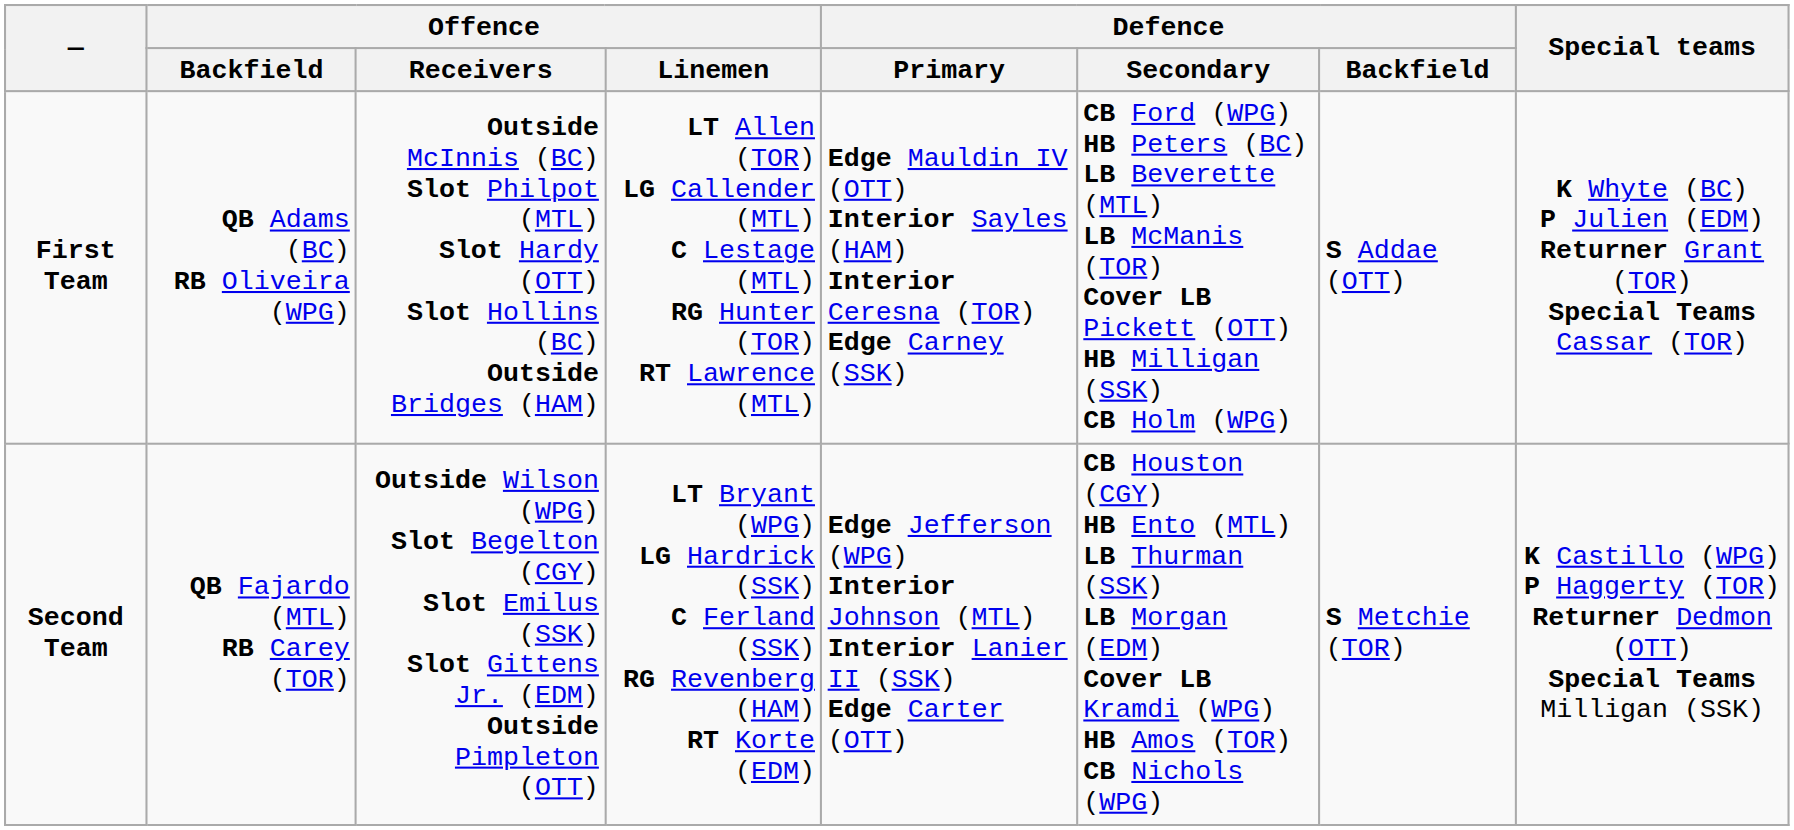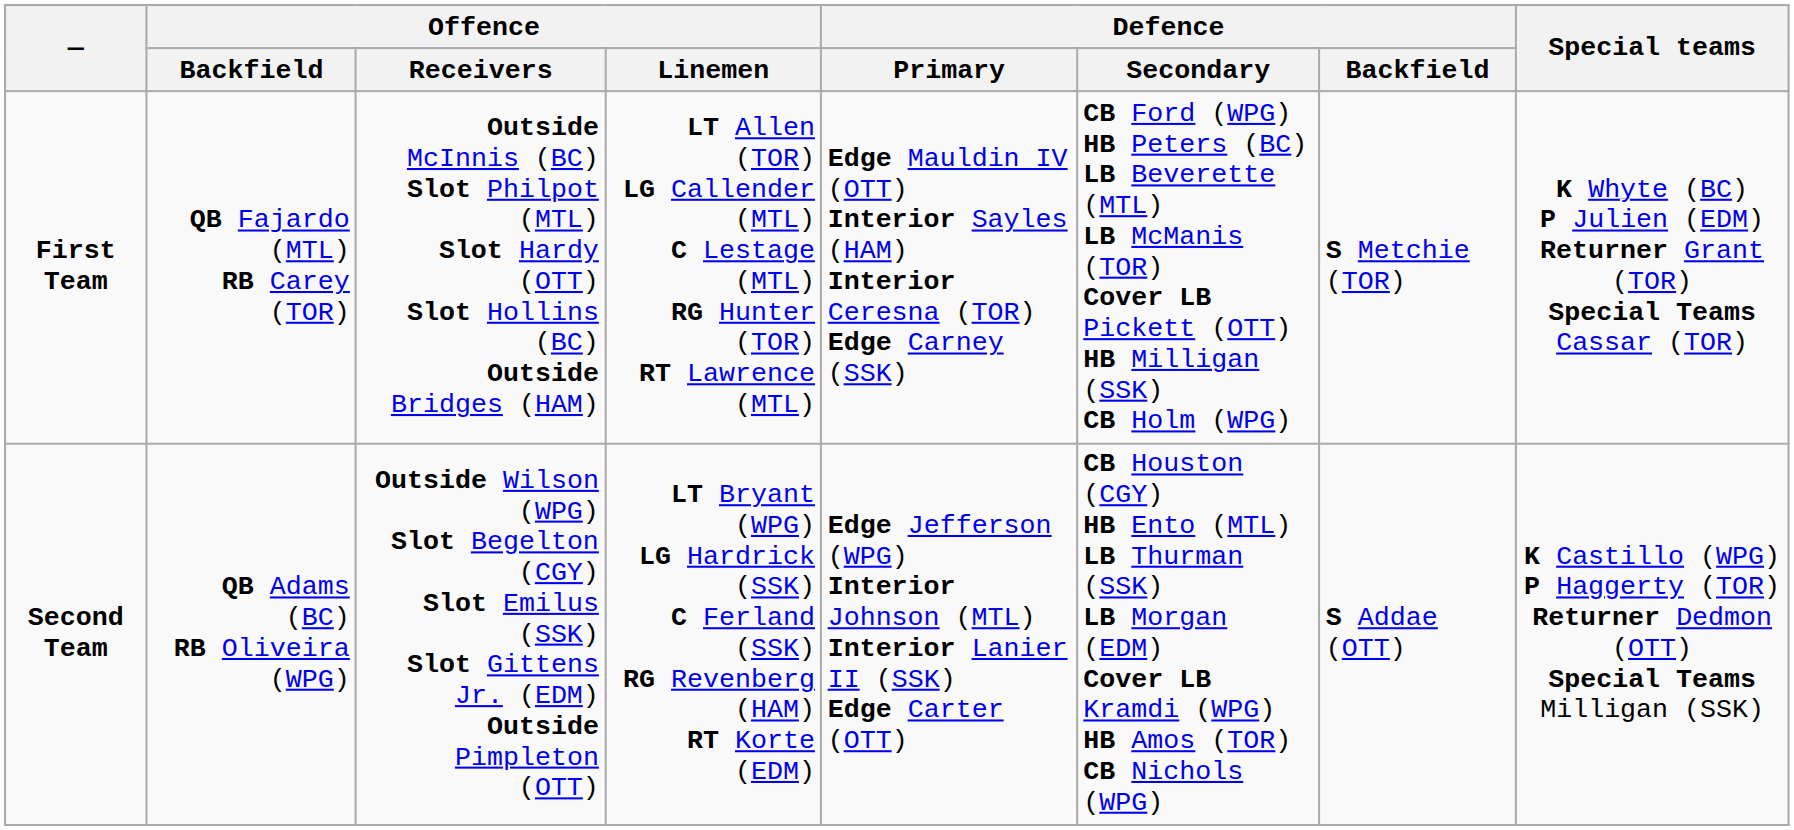(262, 267) QB Adams (BC) RB Oliveira (WPG) -> (270, 267) QB Fajardo (MTL) RB Carey (TOR)
(1382, 267) S Addae (OTT) -> (1398, 267) S Metchie (TOR)
(270, 634) QB Fajardo (MTL) RB Carey (TOR) -> (262, 634) QB Adams (BC) RB Oliveira (WPG)
(1398, 634) S Metchie (TOR) -> (1382, 634) S Addae (OTT)
